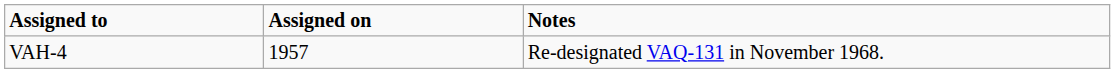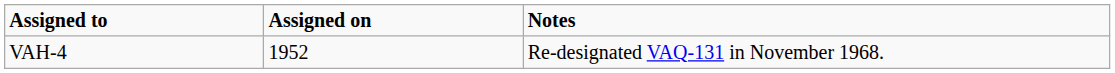(288, 52) 1957 -> (288, 52) 1952
